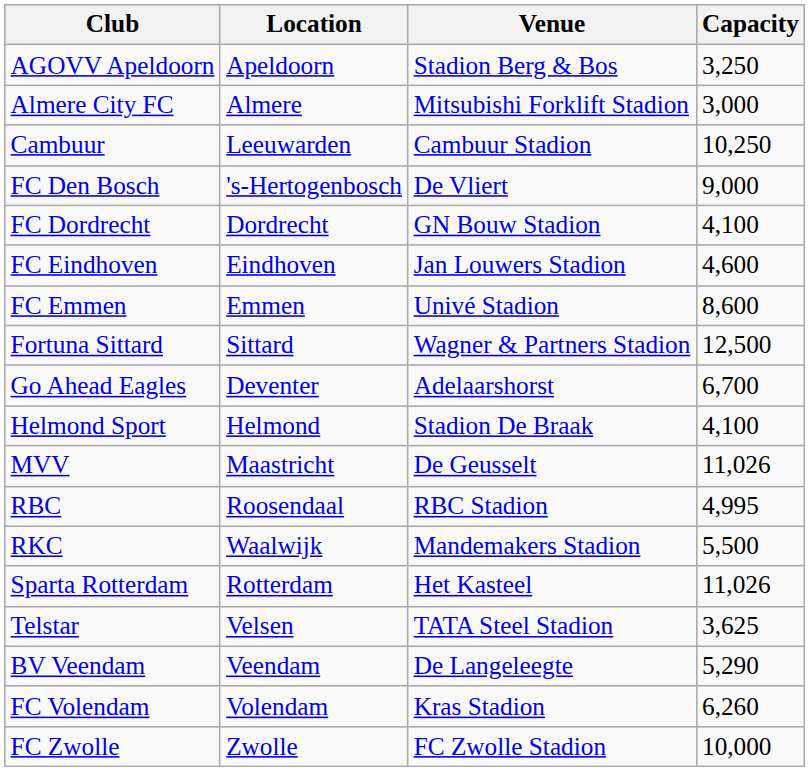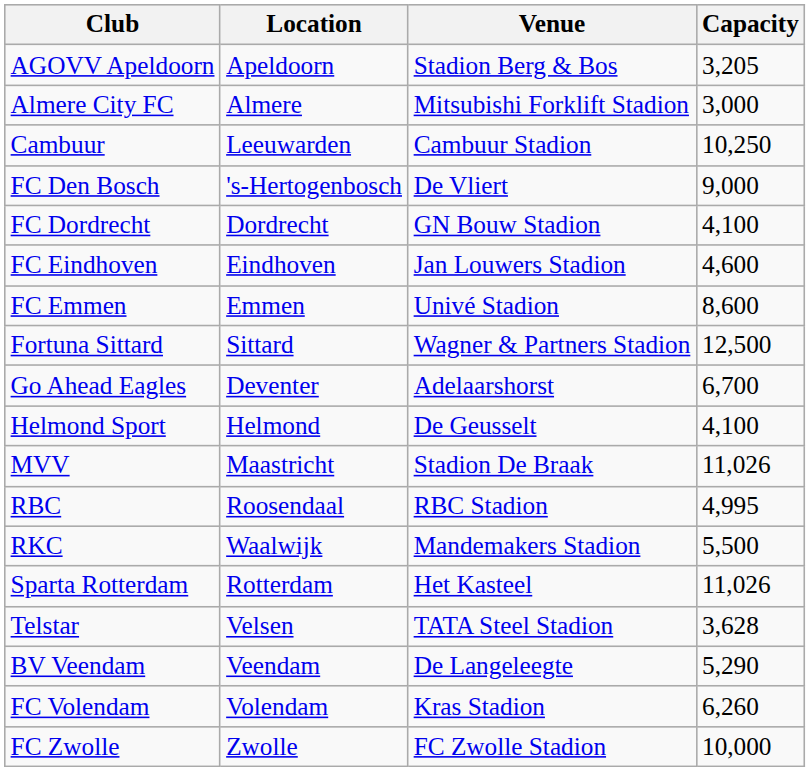(730, 64) 3,250 -> (730, 64) 3,205
(504, 425) Stadion De Braak -> (475, 425) De Geusselt
(475, 465) De Geusselt -> (504, 465) Stadion De Braak
(730, 625) 3,625 -> (730, 625) 3,628
